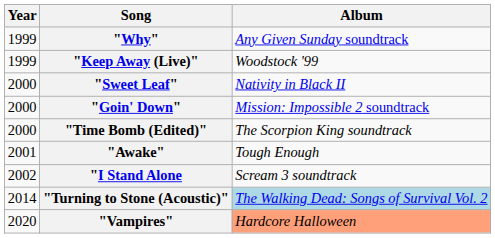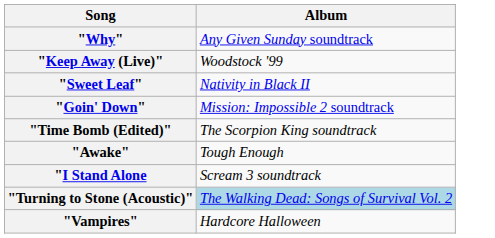- column: (22, 15)
(296, 221) lightsalmon background -> (260, 221) no background
